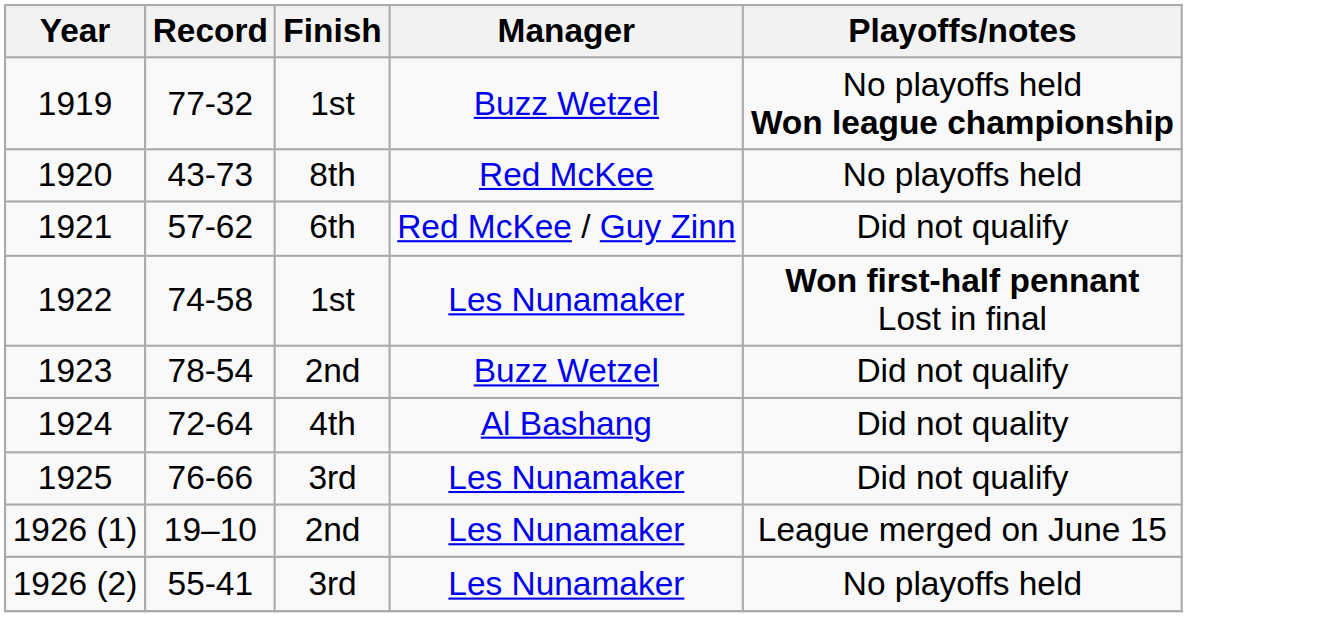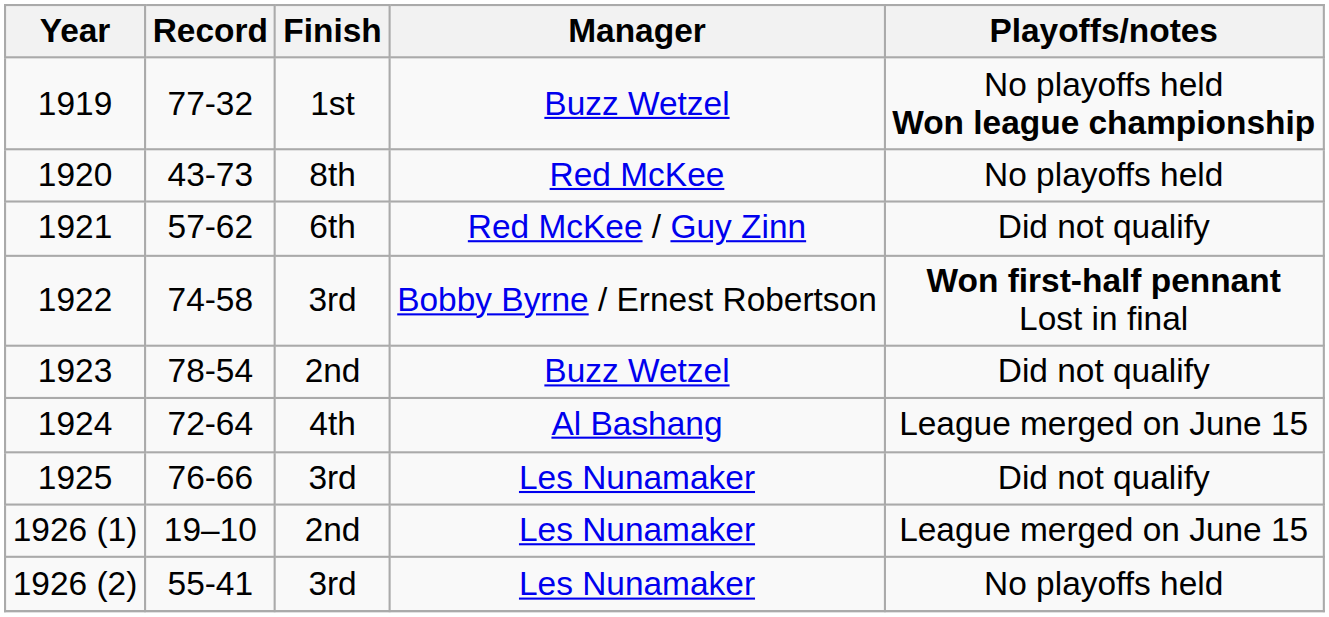(333, 299) 1st -> (333, 299) 3rd
(566, 299) Les Nunamaker -> (637, 299) Bobby Byrne / Ernest Robertson
(962, 424) Did not quality -> (1104, 424) League merged on June 15
